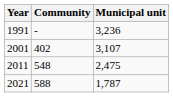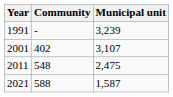(108, 30) 3,236 -> (108, 30) 3,239
(108, 83) 1,787 -> (108, 83) 1,587
